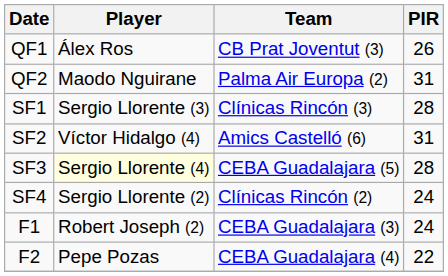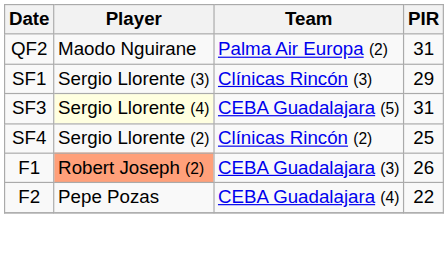- row: (29, 49)
(424, 108) 28 -> (424, 78) 29
- row: (29, 138)
(424, 167) 28 -> (424, 108) 31
(424, 197) 24 -> (424, 138) 25
(131, 227) no background -> (131, 167) lightsalmon background
(424, 227) 24 -> (424, 167) 26
